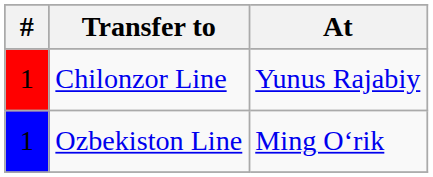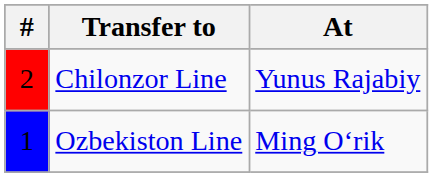(27, 79) 1 -> (27, 79) 2
